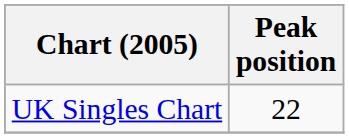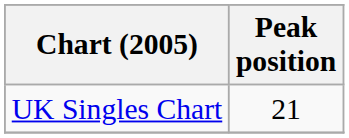(286, 108) 22 -> (286, 108) 21
